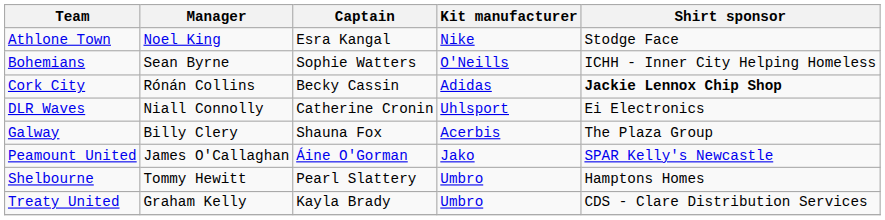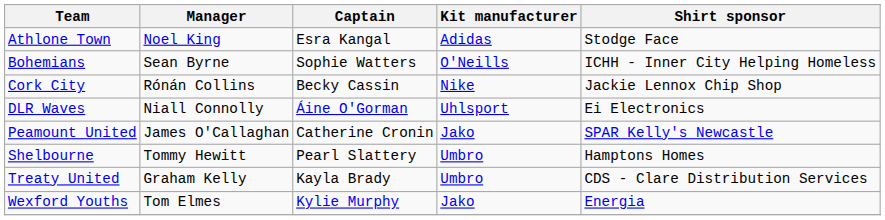(457, 40) Nike -> (466, 40) Adidas
(466, 86) Adidas -> (457, 86) Nike
(683, 86) bold -> (683, 86) normal
(365, 109) Catherine Cronin -> (352, 109) Áine O'Gorman
- row: (34, 133)
(352, 156) Áine O'Gorman -> (365, 133) Catherine Cronin
+ row: (68, 203)
